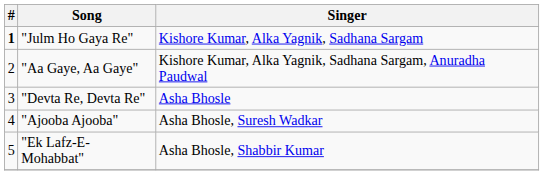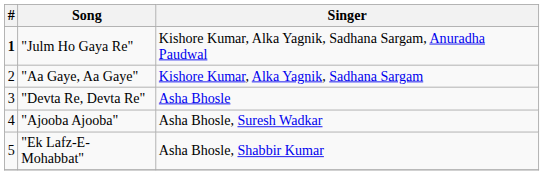(291, 37) Kishore Kumar, Alka Yagnik, Sadhana Sargam -> (322, 45) Kishore Kumar, Alka Yagnik, Sadhana Sargam, Anuradha Paudwal
(322, 68) Kishore Kumar, Alka Yagnik, Sadhana Sargam, Anuradha Paudwal -> (291, 76) Kishore Kumar, Alka Yagnik, Sadhana Sargam
